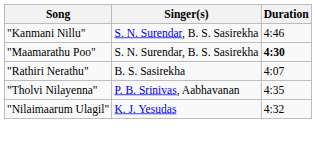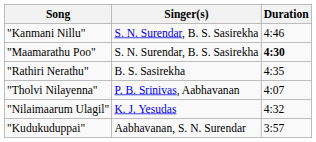(274, 71) 4:07 -> (274, 71) 4:35
(274, 90) 4:35 -> (274, 90) 4:07
+ row: (46, 128)
